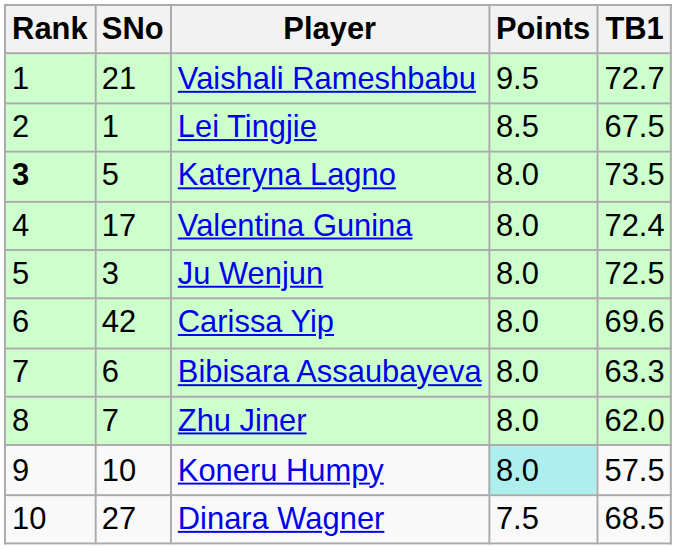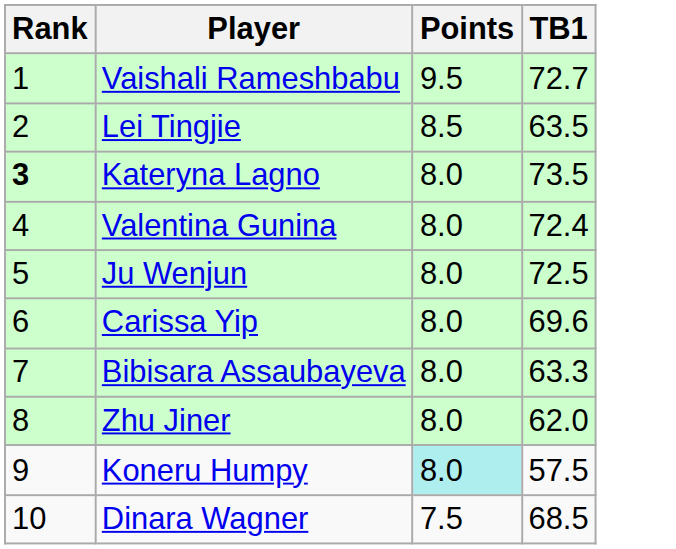- column: (133, 28)
(635, 126) 67.5 -> (559, 126) 63.5
